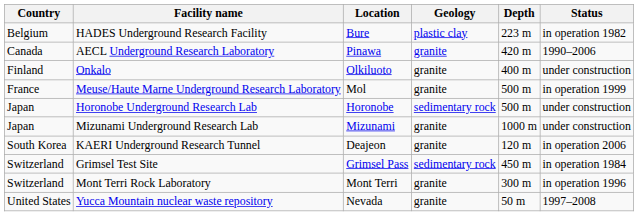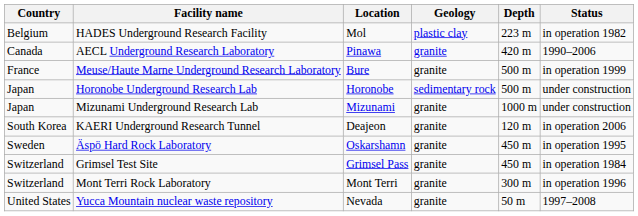(358, 32) Bure -> (356, 32) Mol
- row: (93, 70)
(356, 88) Mol -> (358, 70) Bure
+ row: (144, 145)
(455, 164) sedimentary rock -> (430, 164) granite
